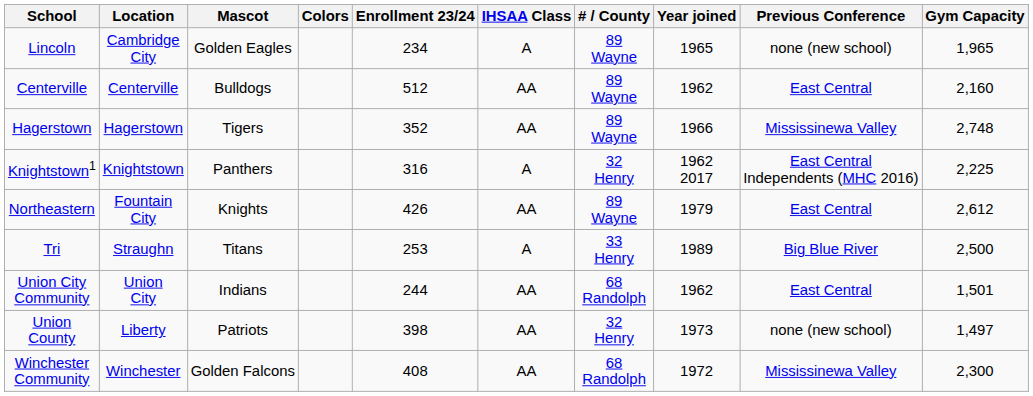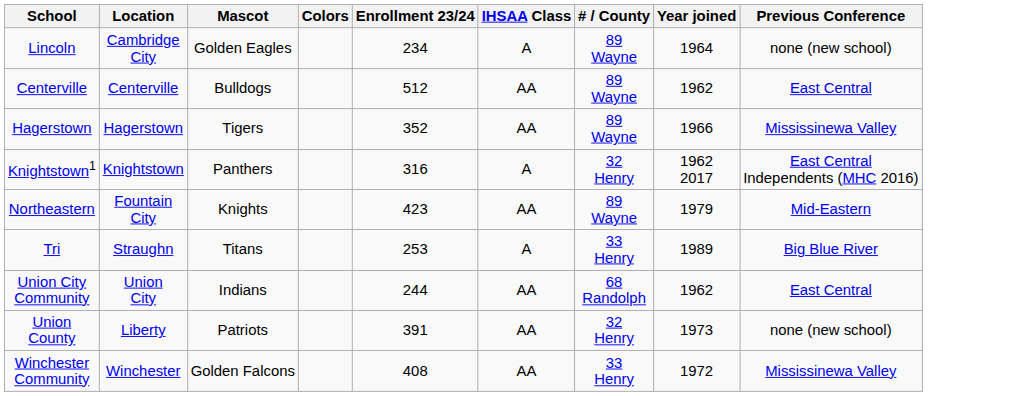- column: (975, 16)
(697, 48) 1965 -> (697, 48) 1964
(415, 209) 426 -> (415, 209) 423
(831, 209) East Central -> (831, 209) Mid-Eastern
(415, 330) 398 -> (415, 330) 391
(614, 370) 68 Randolph -> (614, 370) 33 Henry
